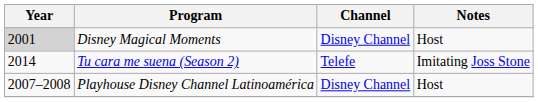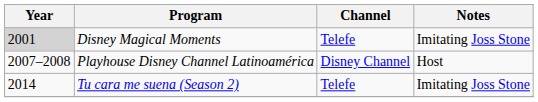(365, 39) Disney Channel -> (338, 39) Telefe
(430, 39) Host -> (473, 39) Imitating Joss Stone
rows swapped: (196, 85) <-> (158, 62)
